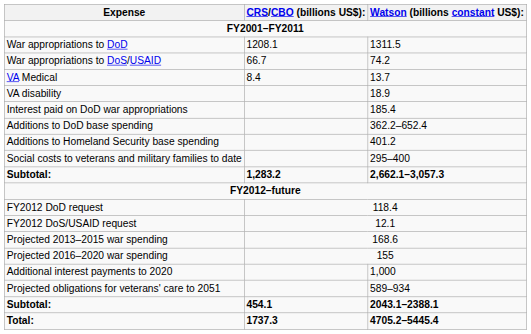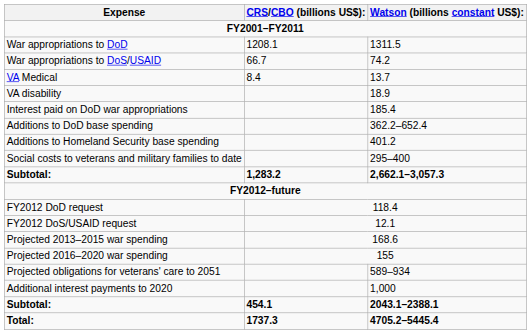rows swapped: (114, 288) <-> (90, 272)
